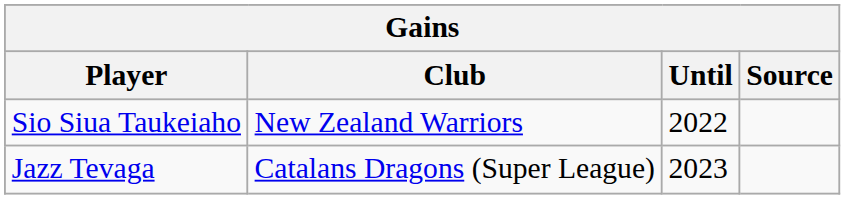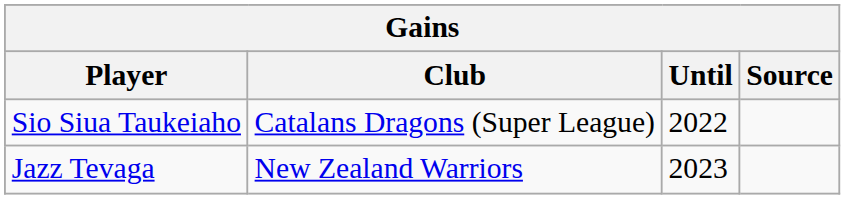(389, 121) New Zealand Warriors -> (455, 121) Catalans Dragons (Super League)
(455, 168) Catalans Dragons (Super League) -> (389, 168) New Zealand Warriors
